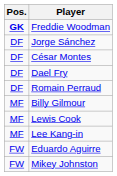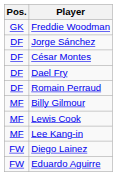(17, 27) bold -> (17, 27) normal
+ row: (59, 149)
- row: (65, 164)
